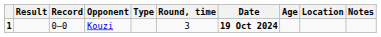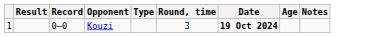- column: (323, 11)
(9, 26) bold -> (9, 26) normal
